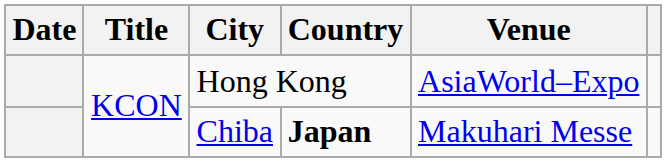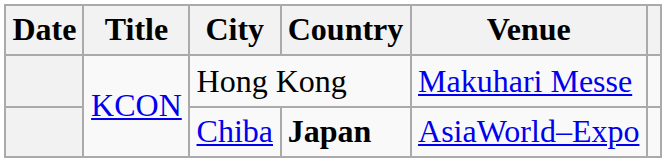(529, 80) AsiaWorld–Expo -> (525, 80) Makuhari Messe
(525, 131) Makuhari Messe -> (529, 131) AsiaWorld–Expo
